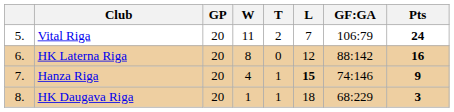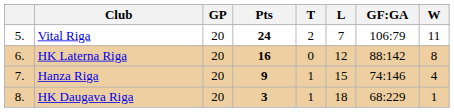columns swapped: (248, 14) <-> (418, 14)
(309, 76) bold -> (341, 76) normal
